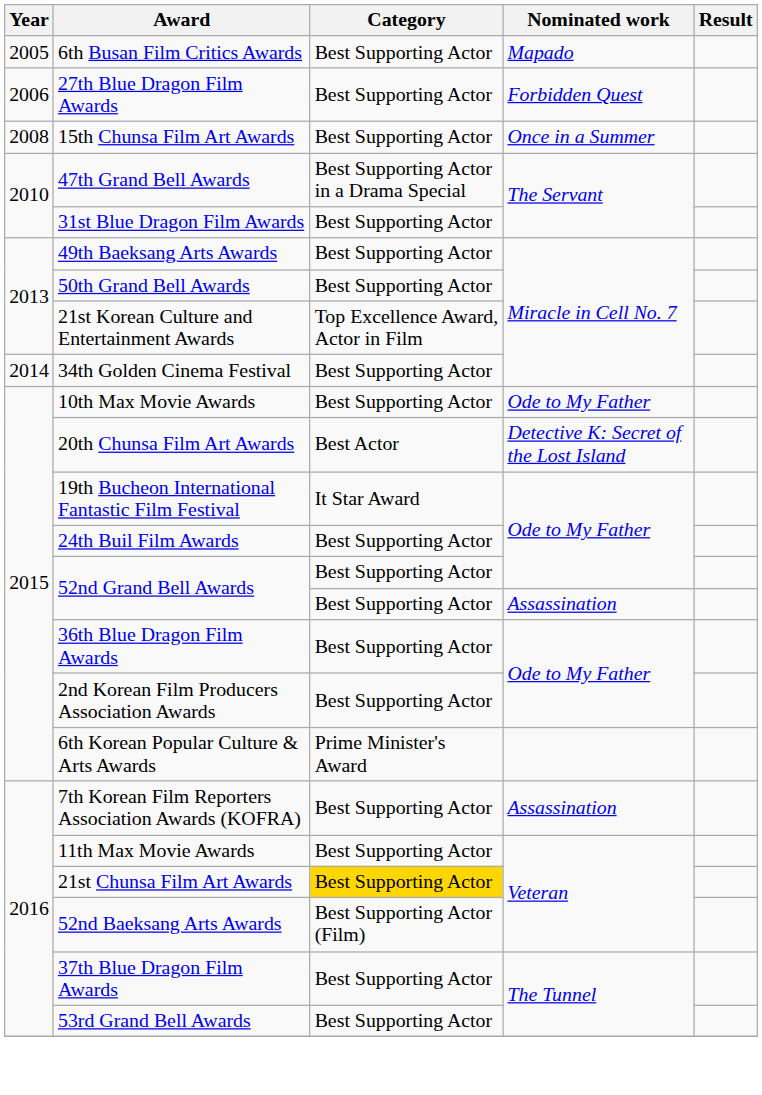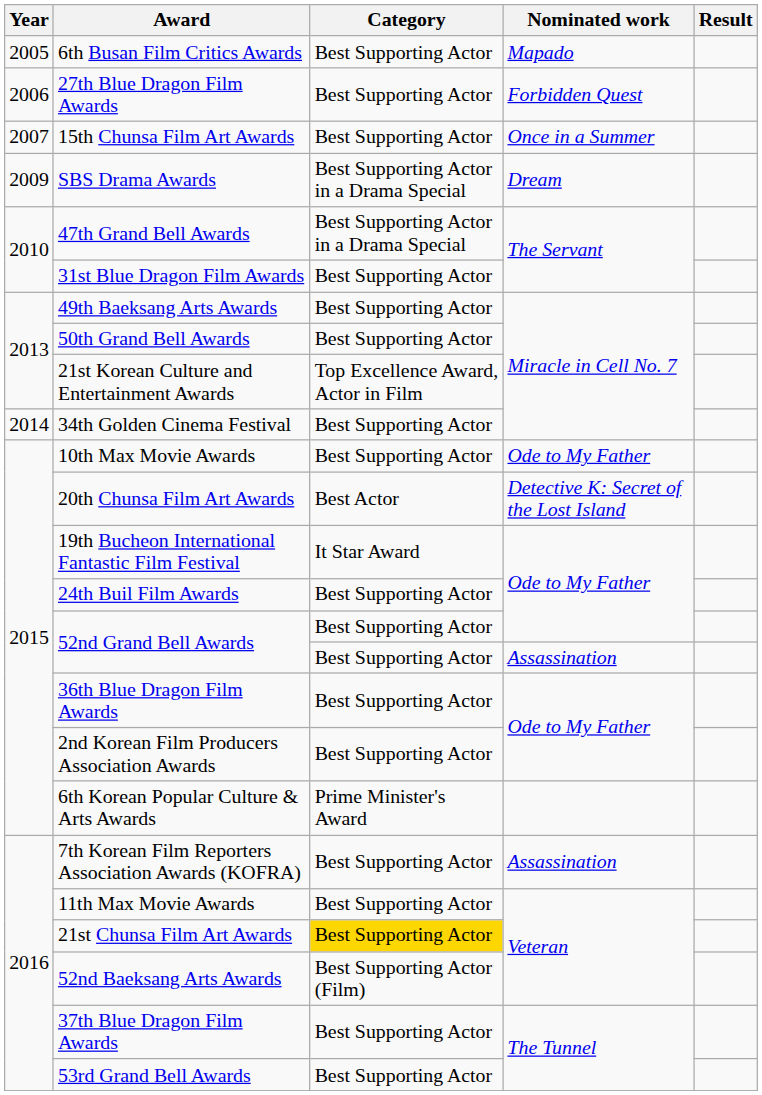(29, 136) 2008 -> (29, 136) 2007
+ row: (137, 179)
